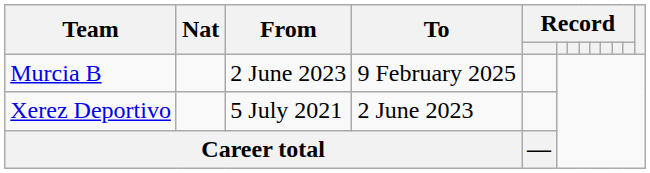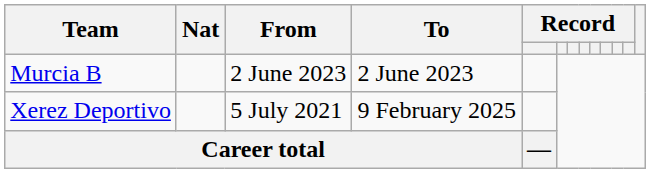(437, 72) 9 February 2025 -> (415, 72) 2 June 2023
(415, 110) 2 June 2023 -> (437, 110) 9 February 2025
